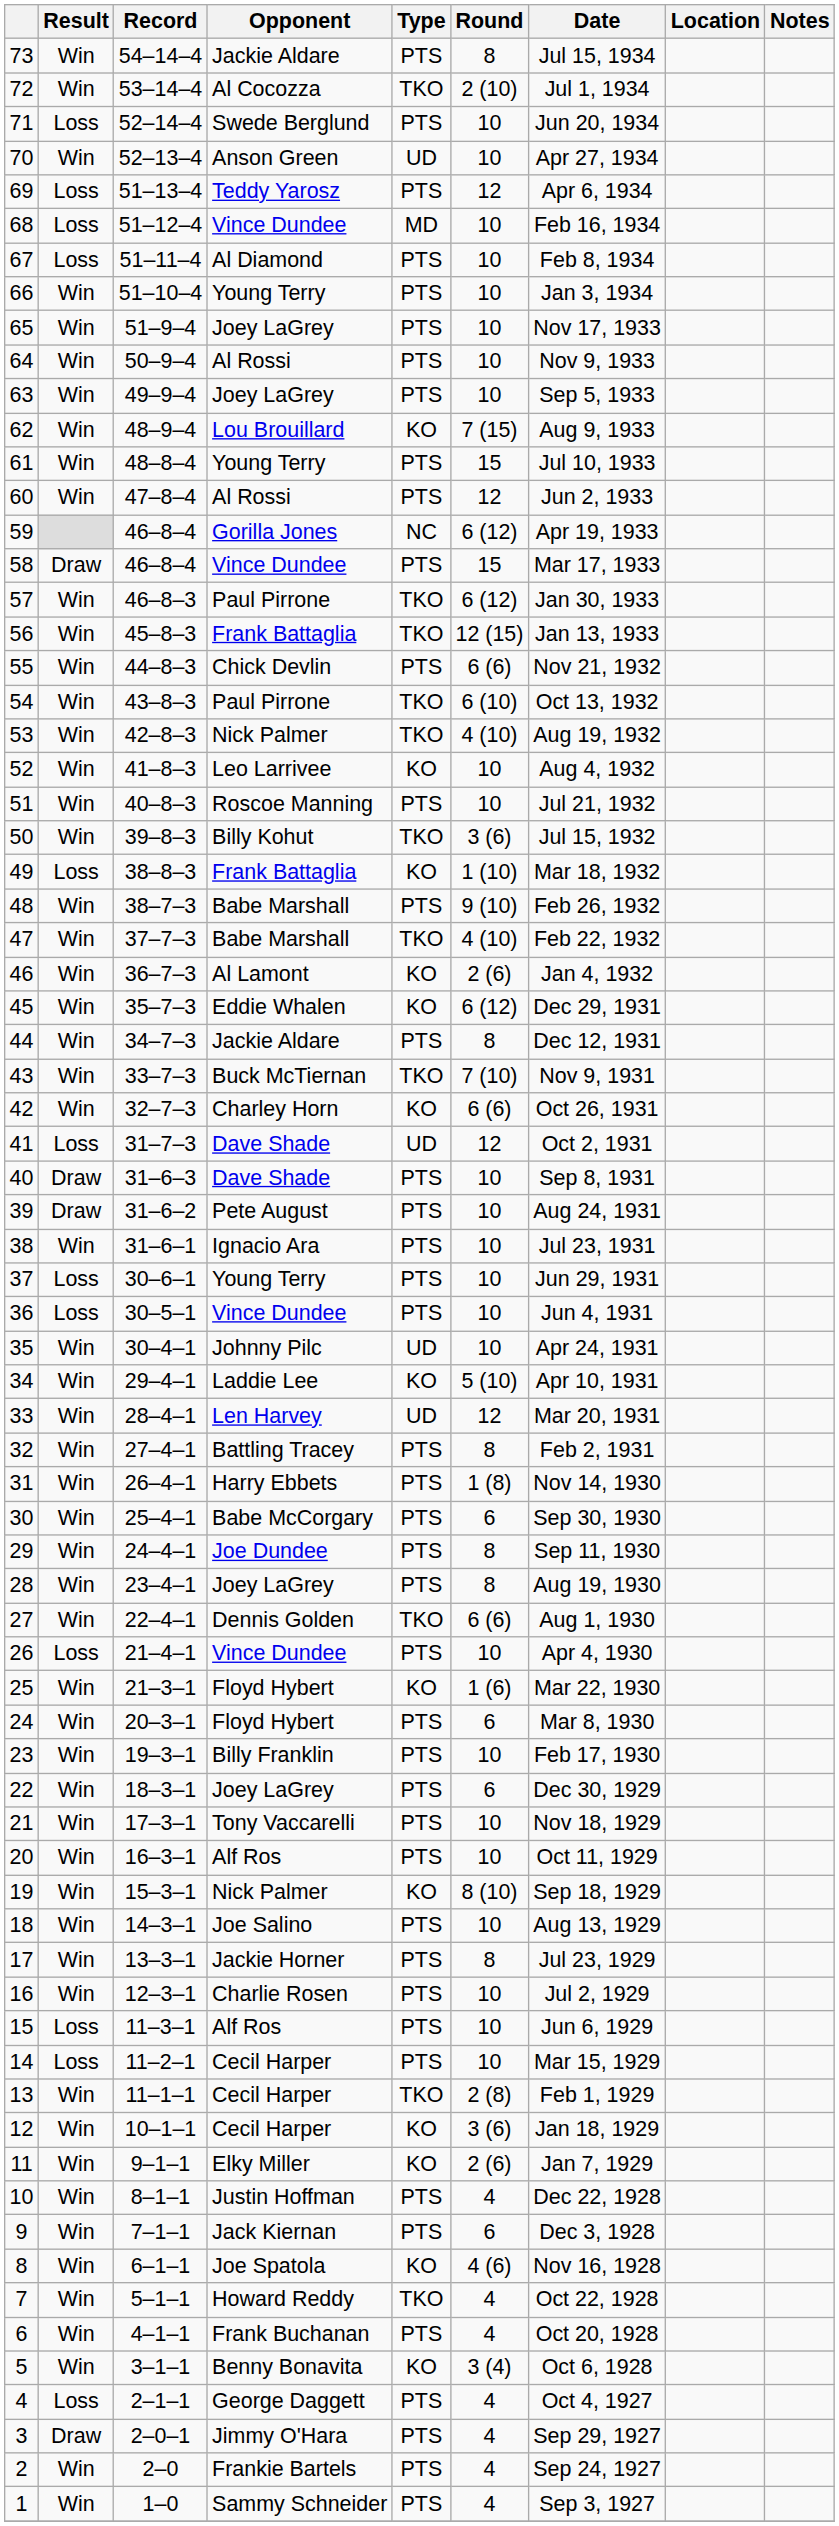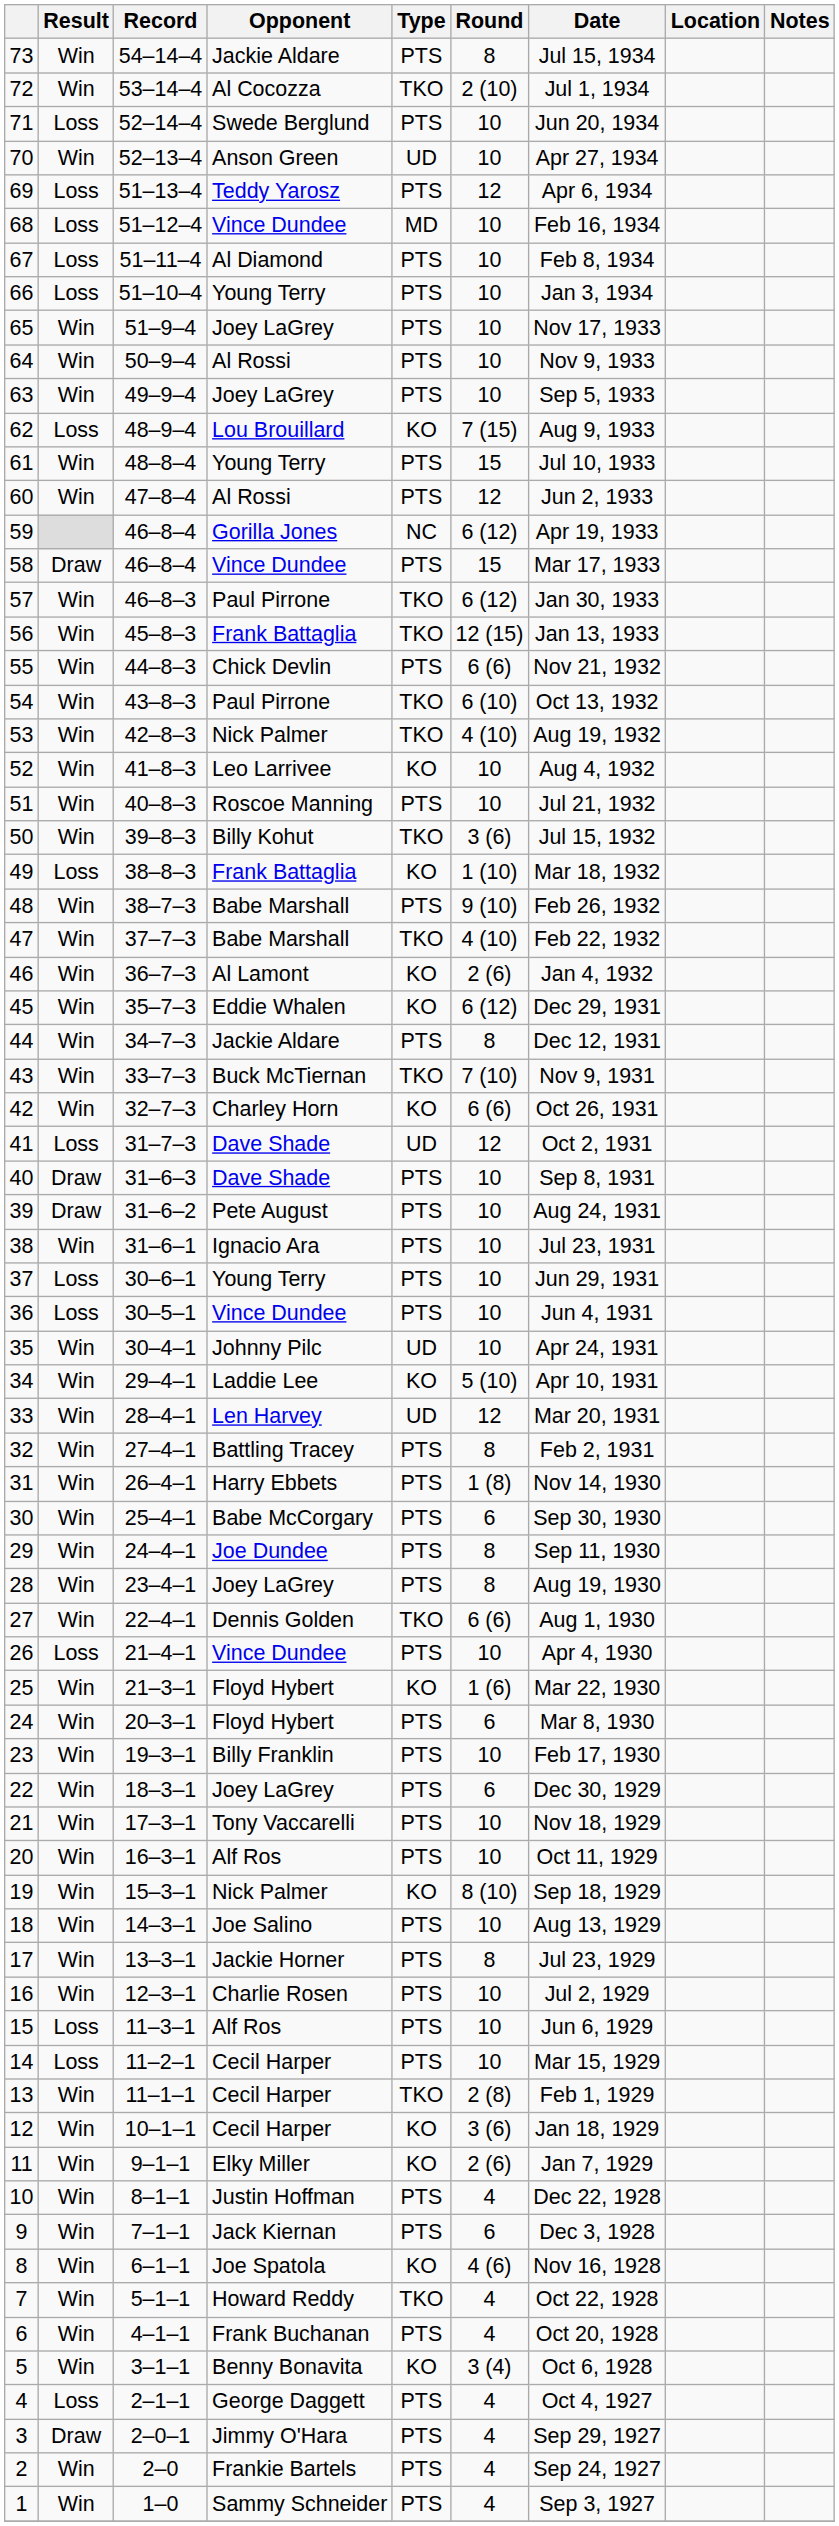(76, 293) Win -> (76, 293) Loss
(76, 429) Win -> (76, 429) Loss
